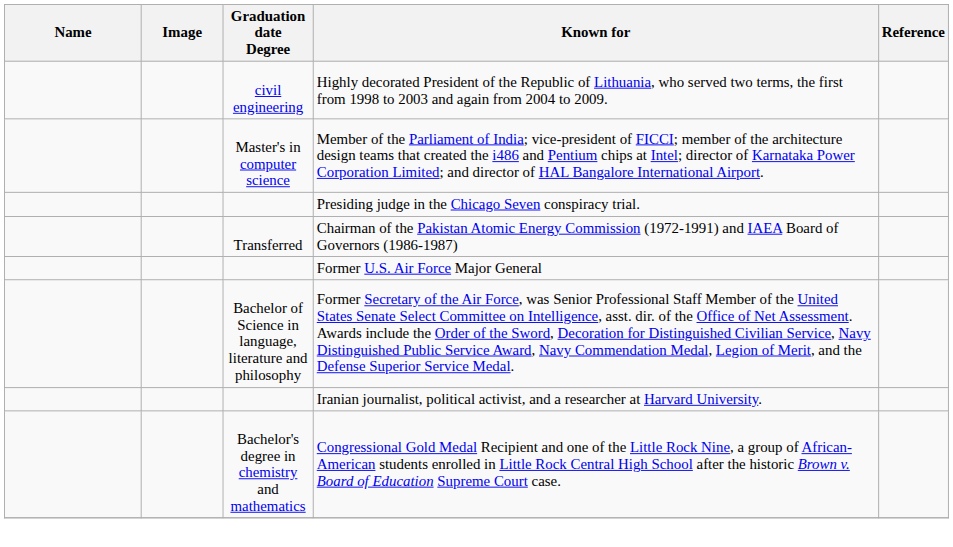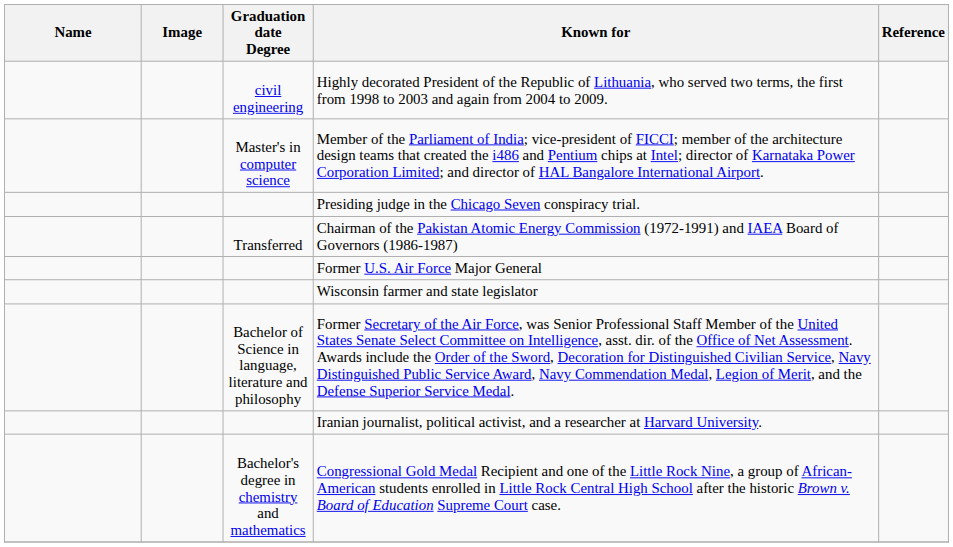+ row: (427, 291)
